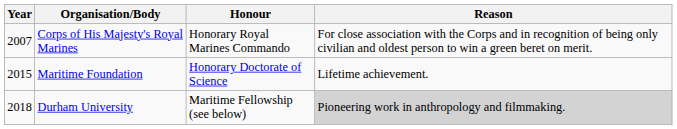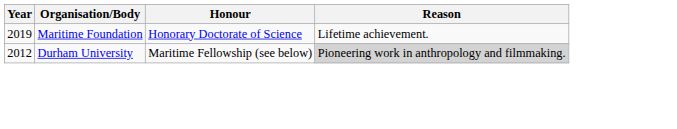- row: (110, 40)
(20, 74) 2015 -> (20, 33) 2019
(20, 107) 2018 -> (20, 53) 2012
